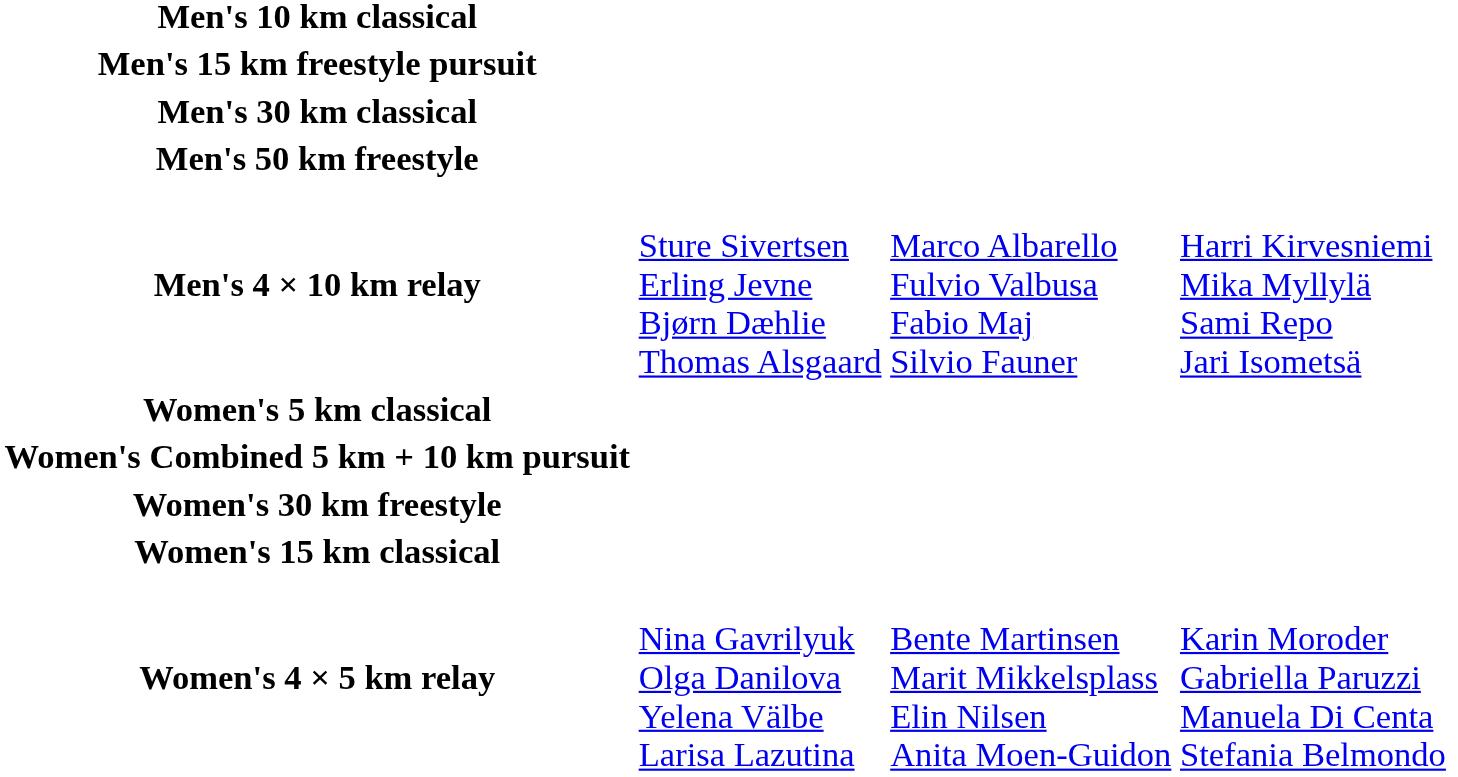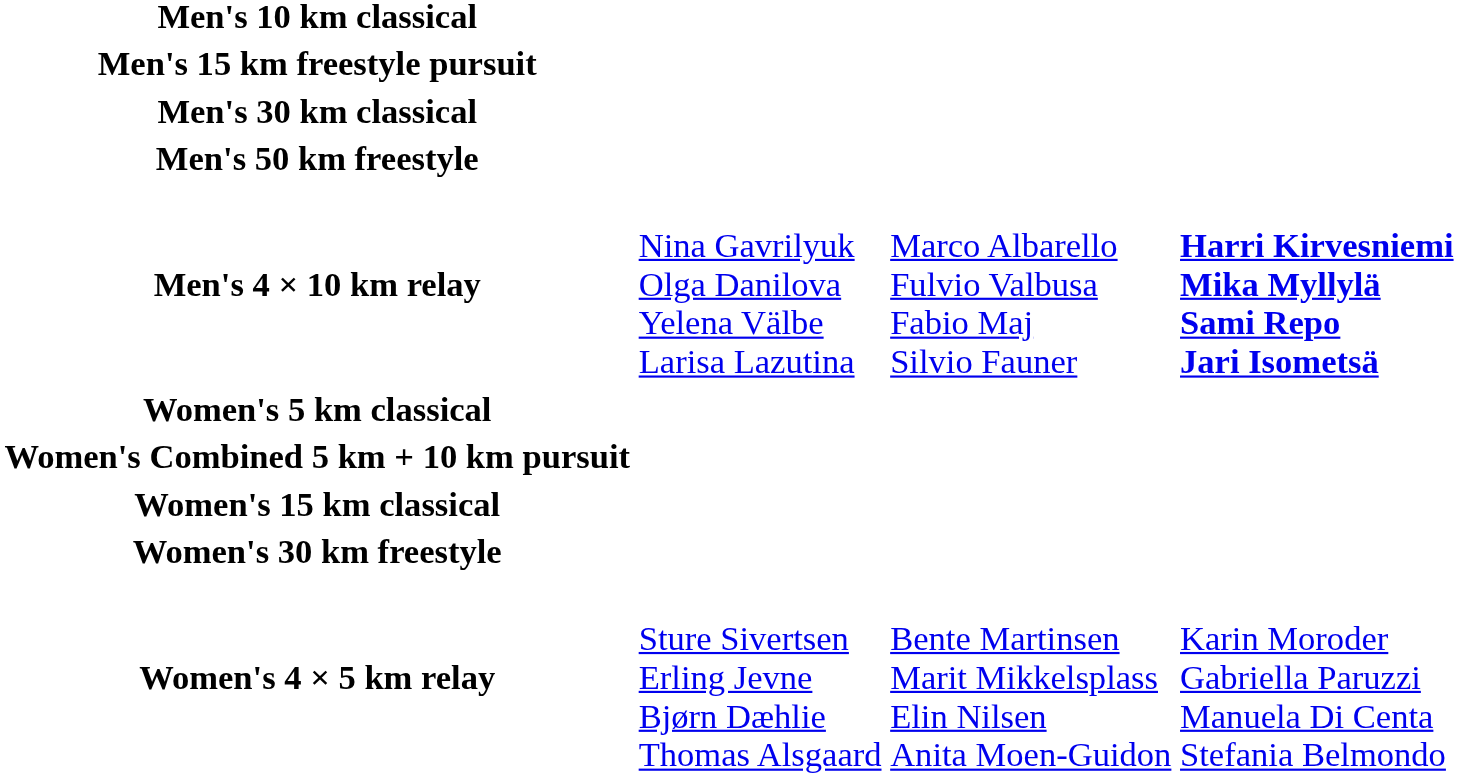(760, 303) Sture Sivertsen Erling Jevne Bjørn Dæhlie Thomas Alsgaard -> (747, 303) Nina Gavrilyuk Olga Danilova Yelena Välbe Larisa Lazutina
(1306, 303) normal -> (1317, 303) bold
rows swapped: (317, 552) <-> (317, 504)
(747, 696) Nina Gavrilyuk Olga Danilova Yelena Välbe Larisa Lazutina -> (760, 696) Sture Sivertsen Erling Jevne Bjørn Dæhlie Thomas Alsgaard
